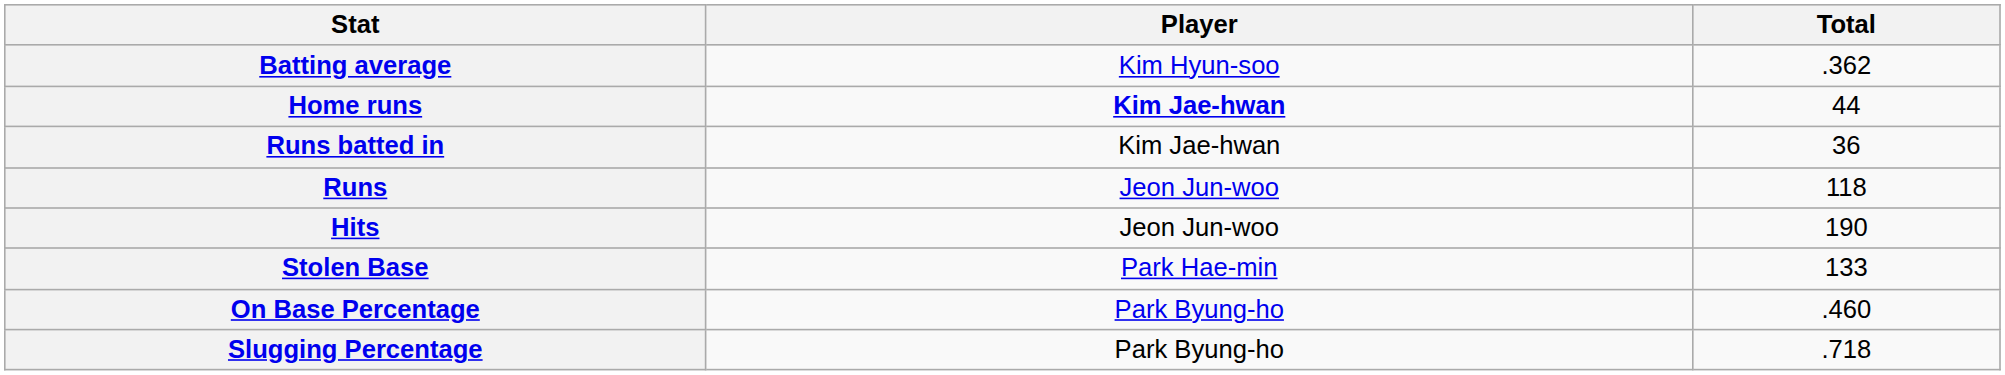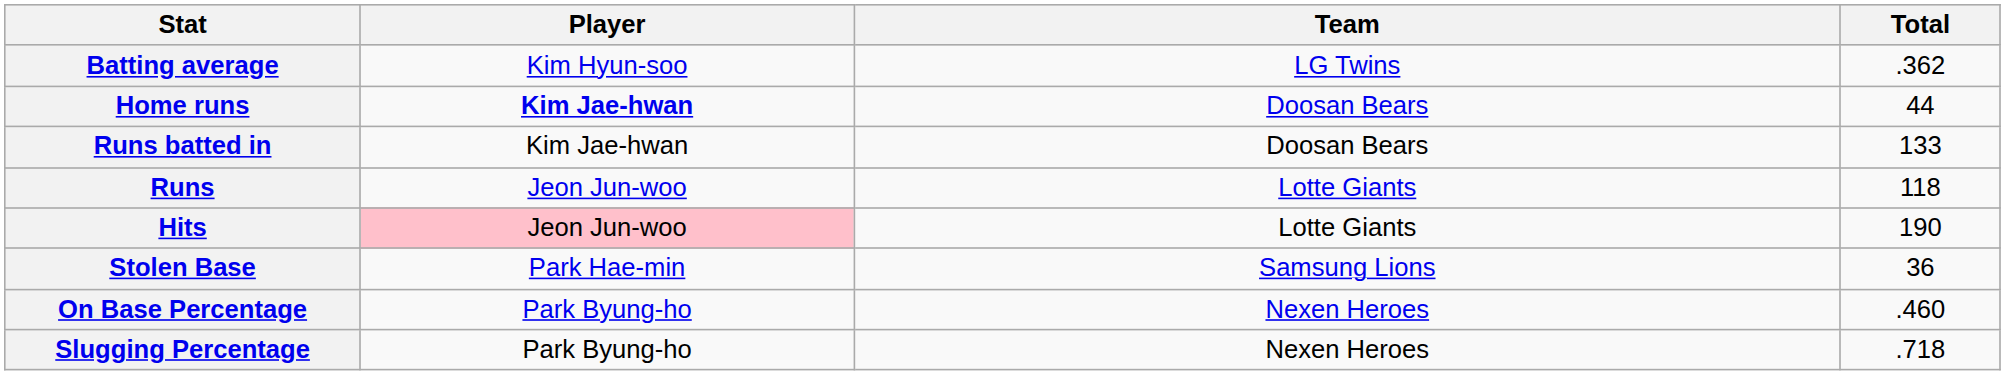+ column: (1347, 24)
(1846, 146) 36 -> (1920, 146) 133
(1199, 227) no background -> (607, 227) pink background
(1846, 268) 133 -> (1920, 268) 36
